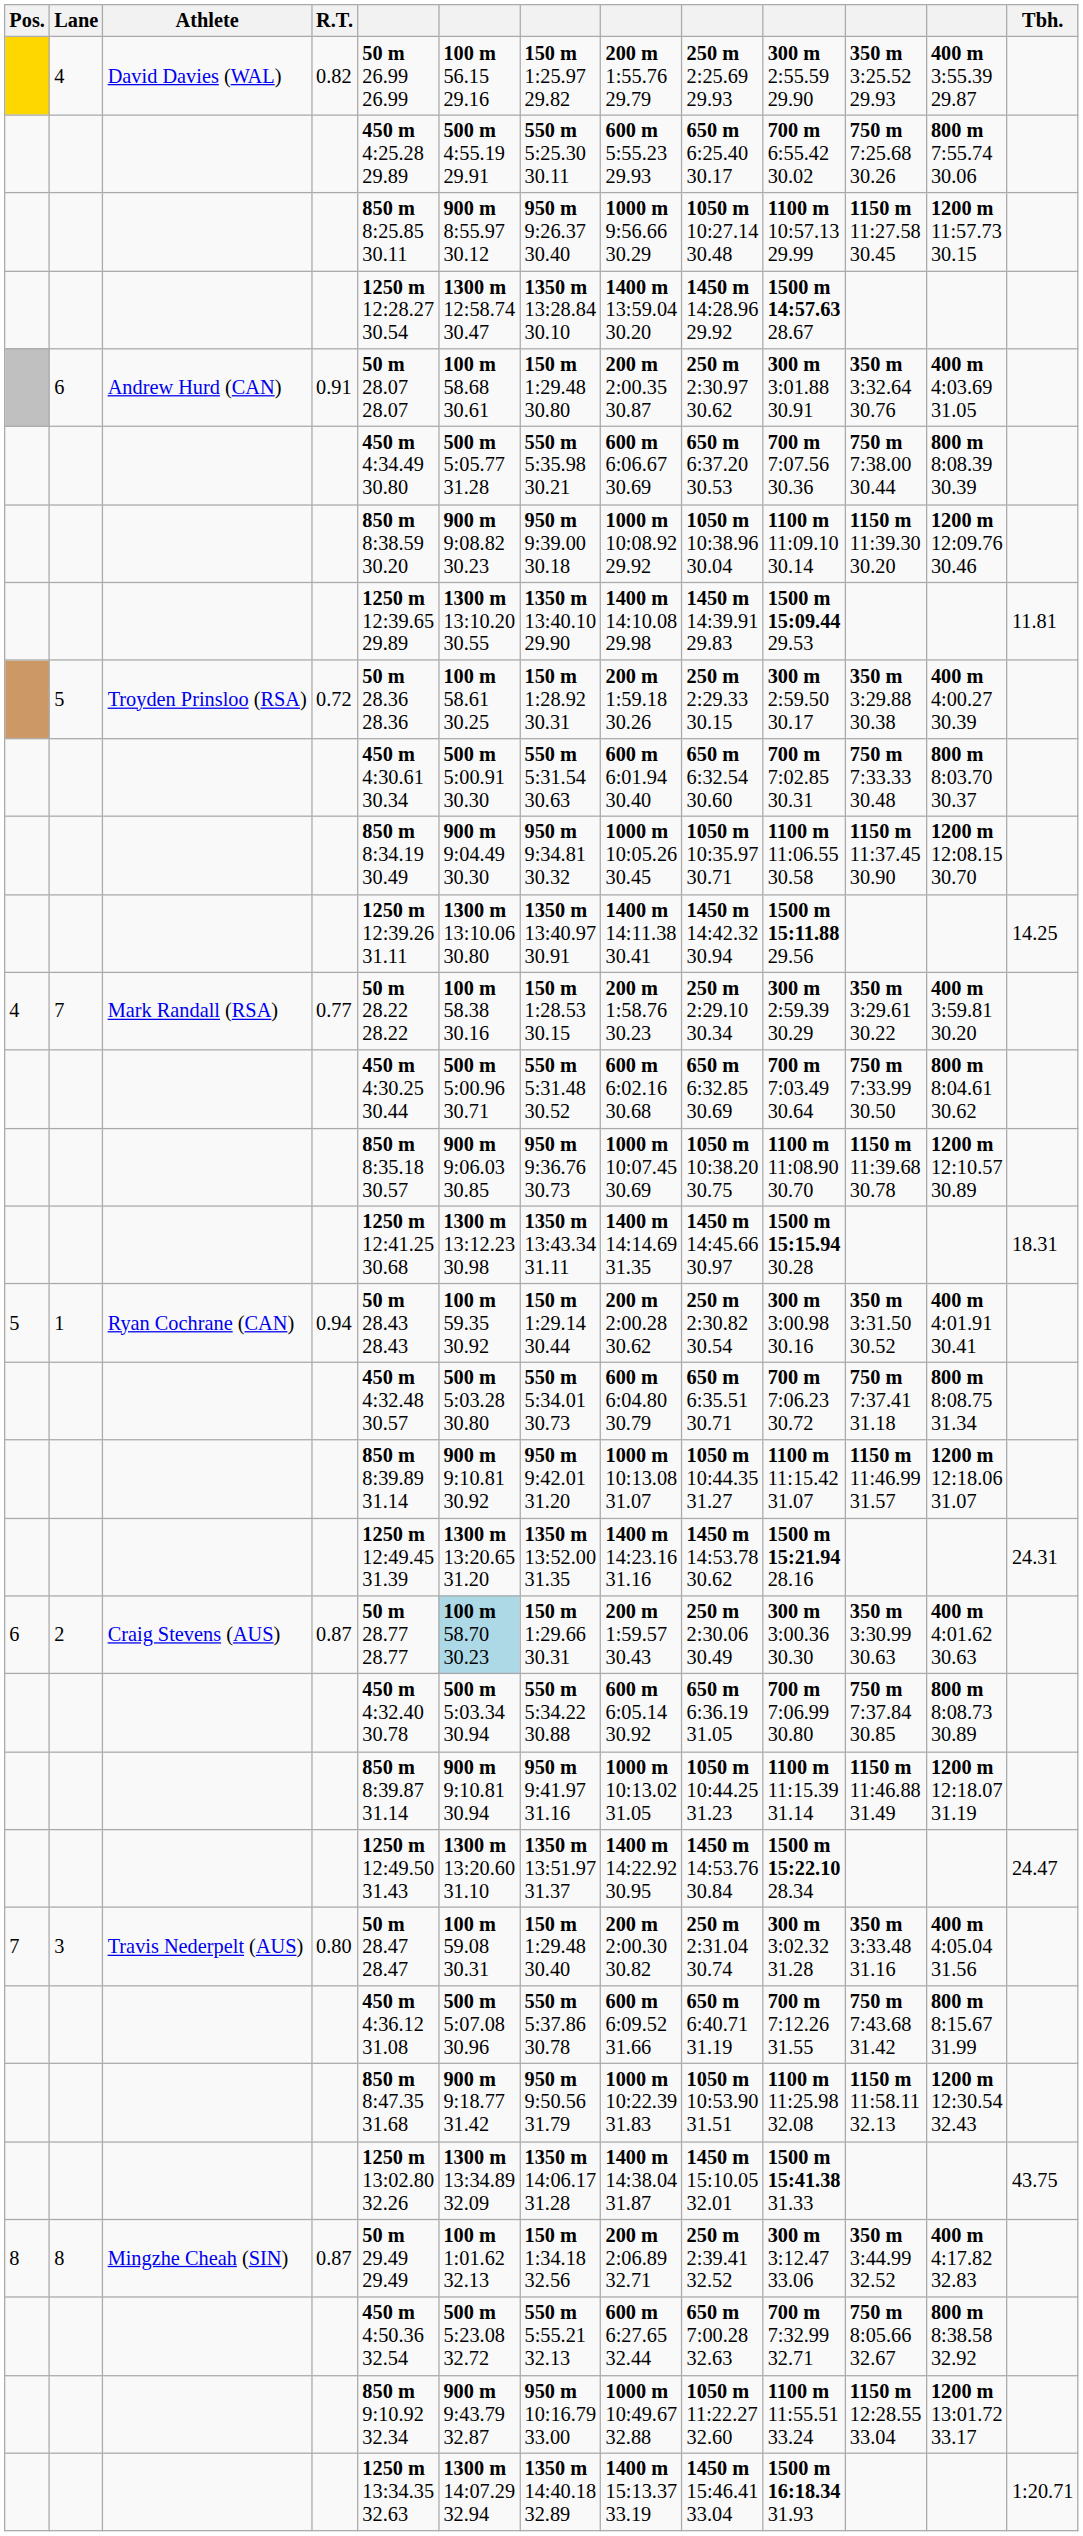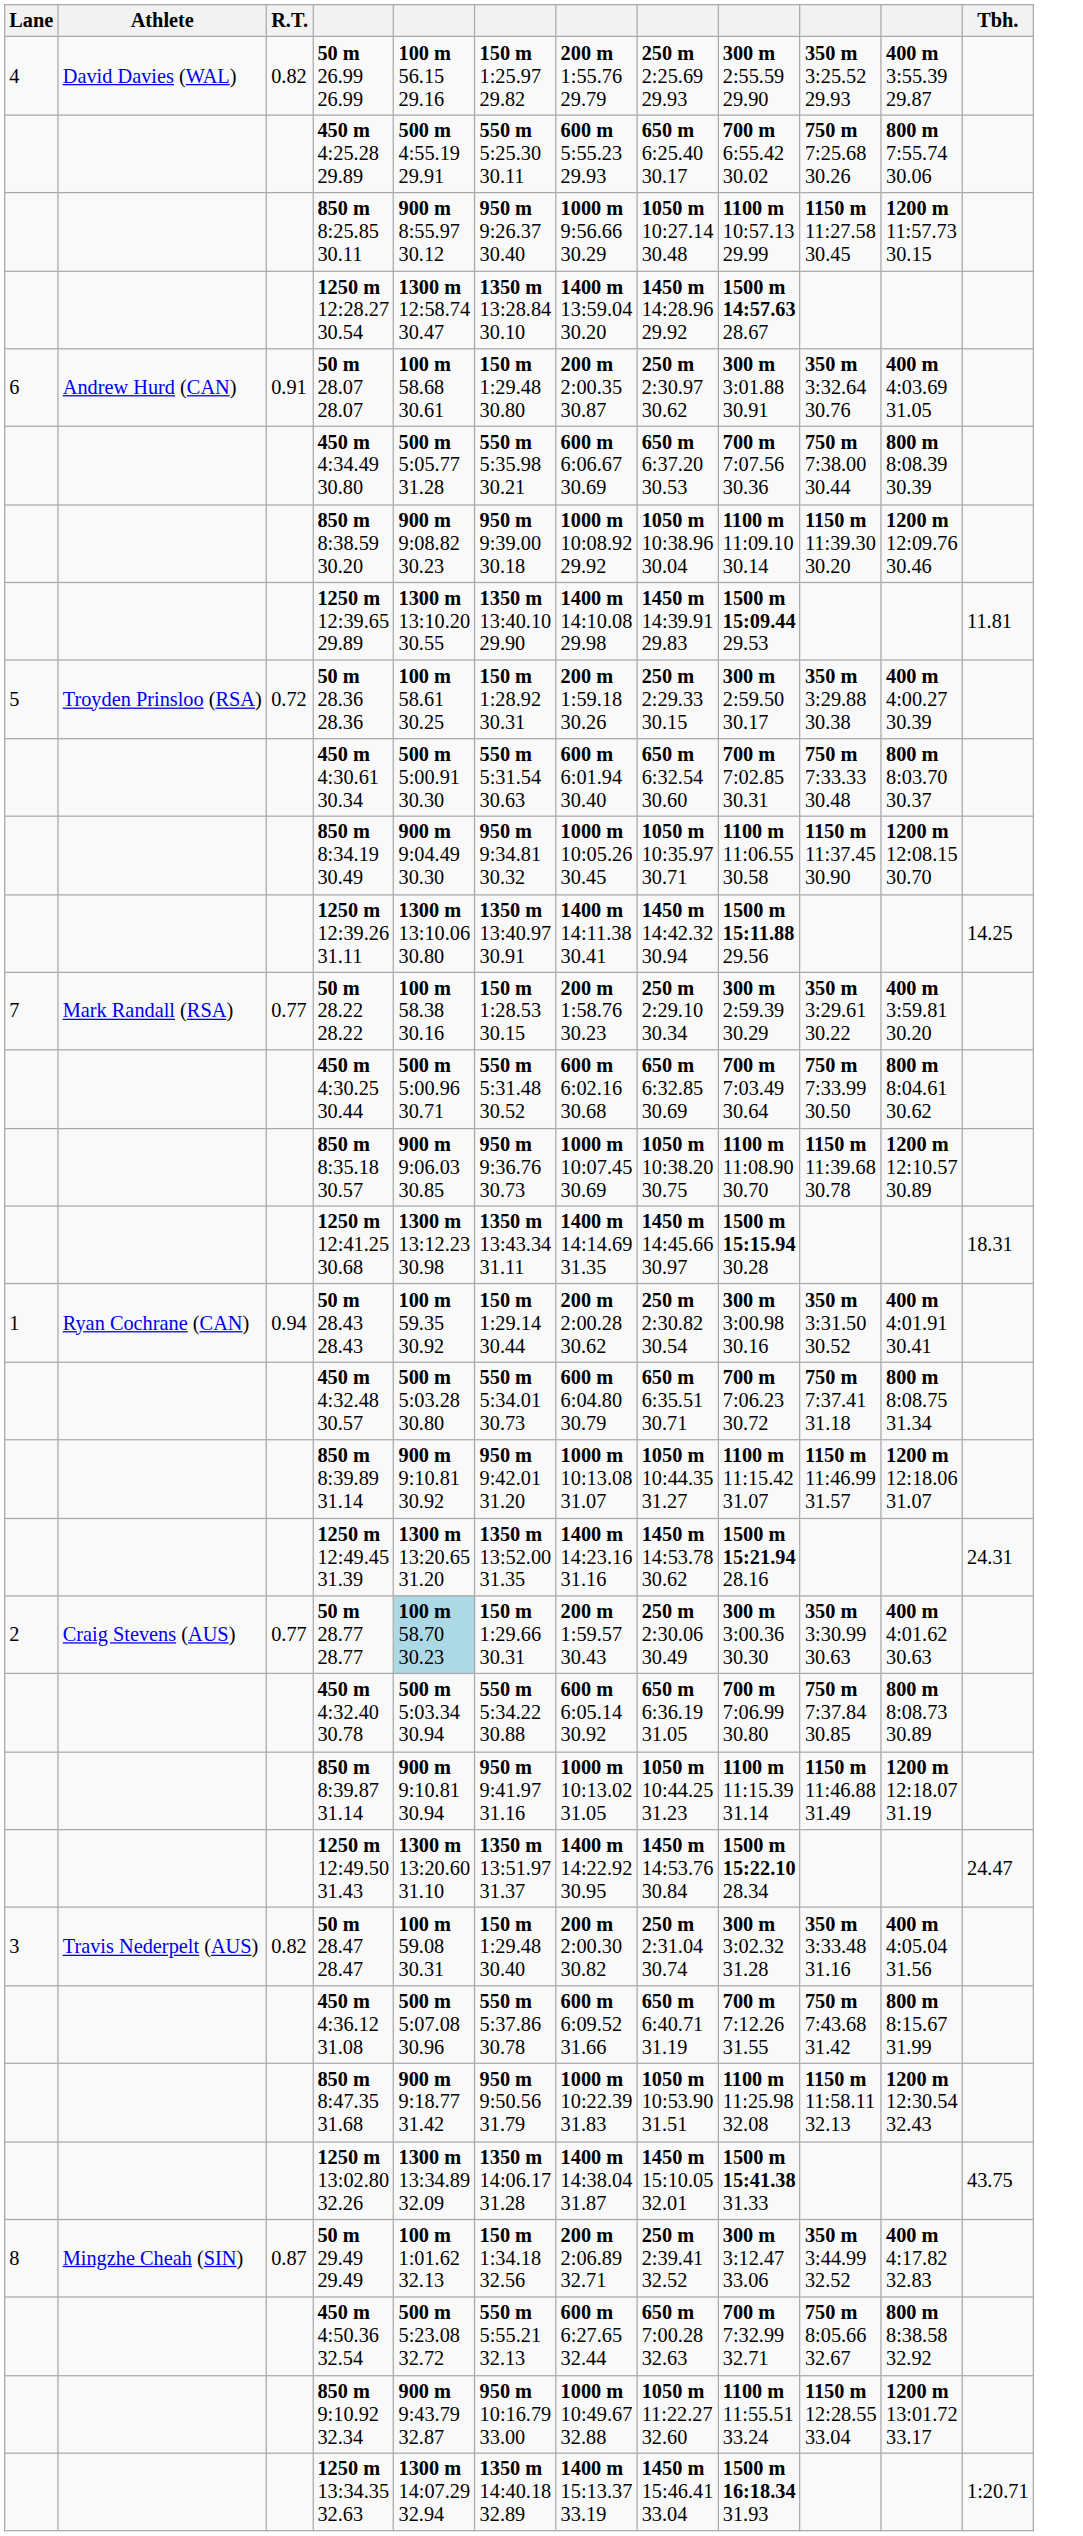- column: (27, 20)
(334, 1634) 0.87 -> (289, 1634) 0.77
(334, 1946) 0.80 -> (289, 1946) 0.82
